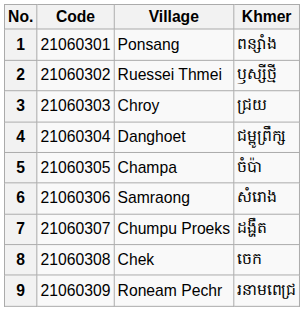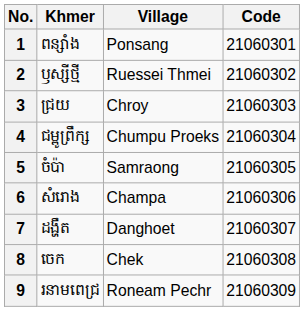columns swapped: (75, 16) <-> (267, 16)
(152, 136) Danghoet -> (163, 136) Chumpu Proeks
(147, 167) Champa -> (143, 167) Samraong
(154, 198) Samraong -> (136, 198) Champa
(174, 229) Chumpu Proeks -> (141, 229) Danghoet
